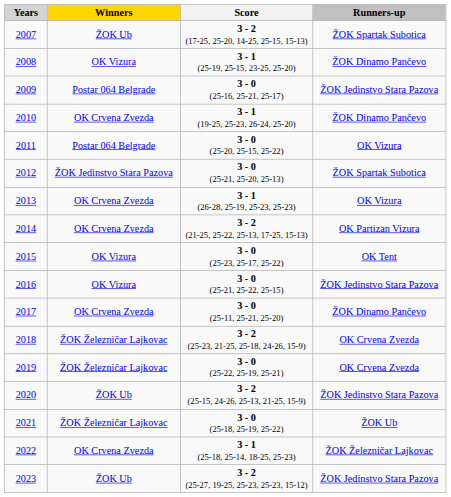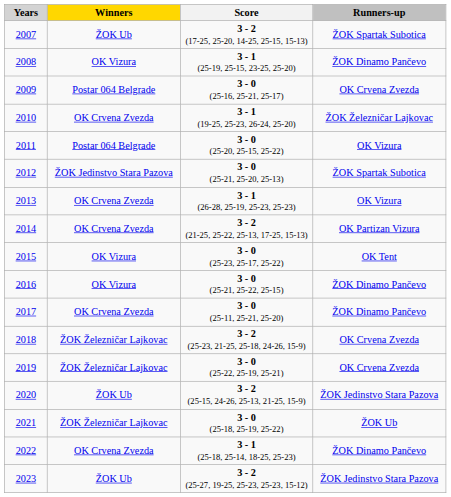(379, 90) ŽOK Jedinstvo Stara Pazova -> (379, 90) OK Crvena Zvezda
(379, 117) ŽOK Dinamo Pančevo -> (379, 117) ŽOK Železničar Lajkovac
(379, 284) ŽOK Jedinstvo Stara Pazova -> (379, 284) ŽOK Dinamo Pančevo
(379, 451) ŽOK Železničar Lajkovac -> (379, 451) ŽOK Dinamo Pančevo
